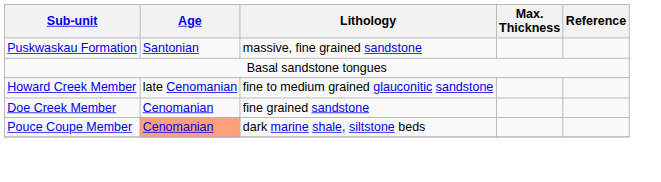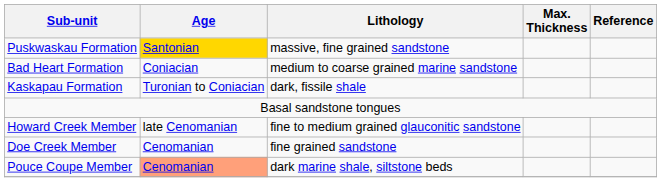(171, 48) no background -> (171, 48) gold background
+ row: (65, 68)
+ row: (65, 87)
